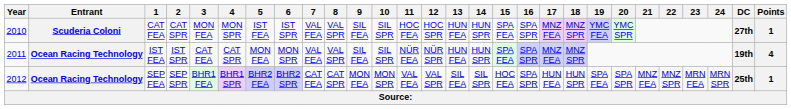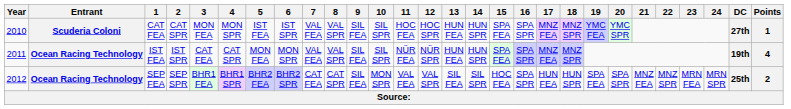(359, 78) MON FEA -> (358, 78) SIL FEA
(771, 78) 1 -> (767, 78) 2
